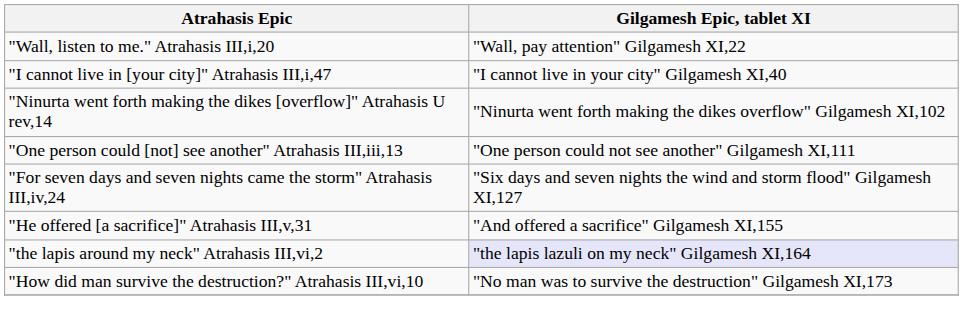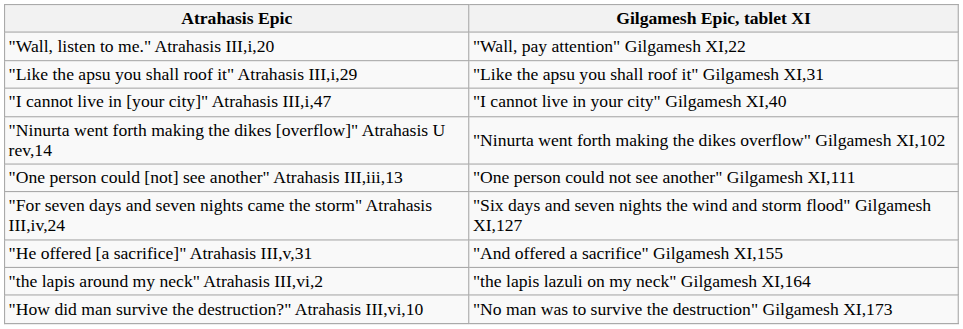+ row: (183, 74)
(642, 253) lavender background -> (642, 281) no background
